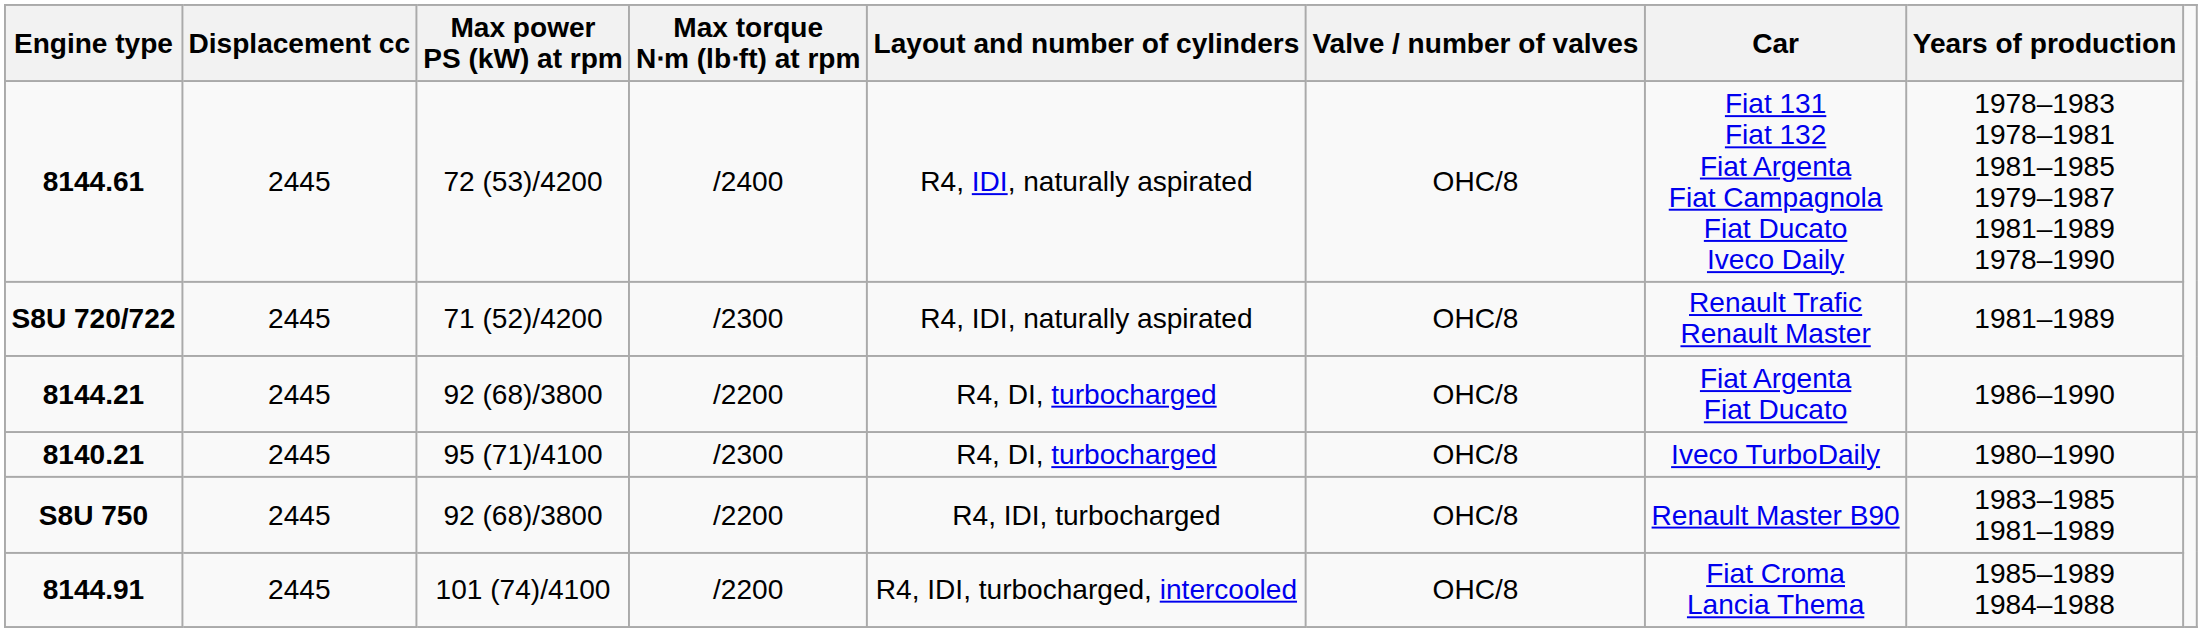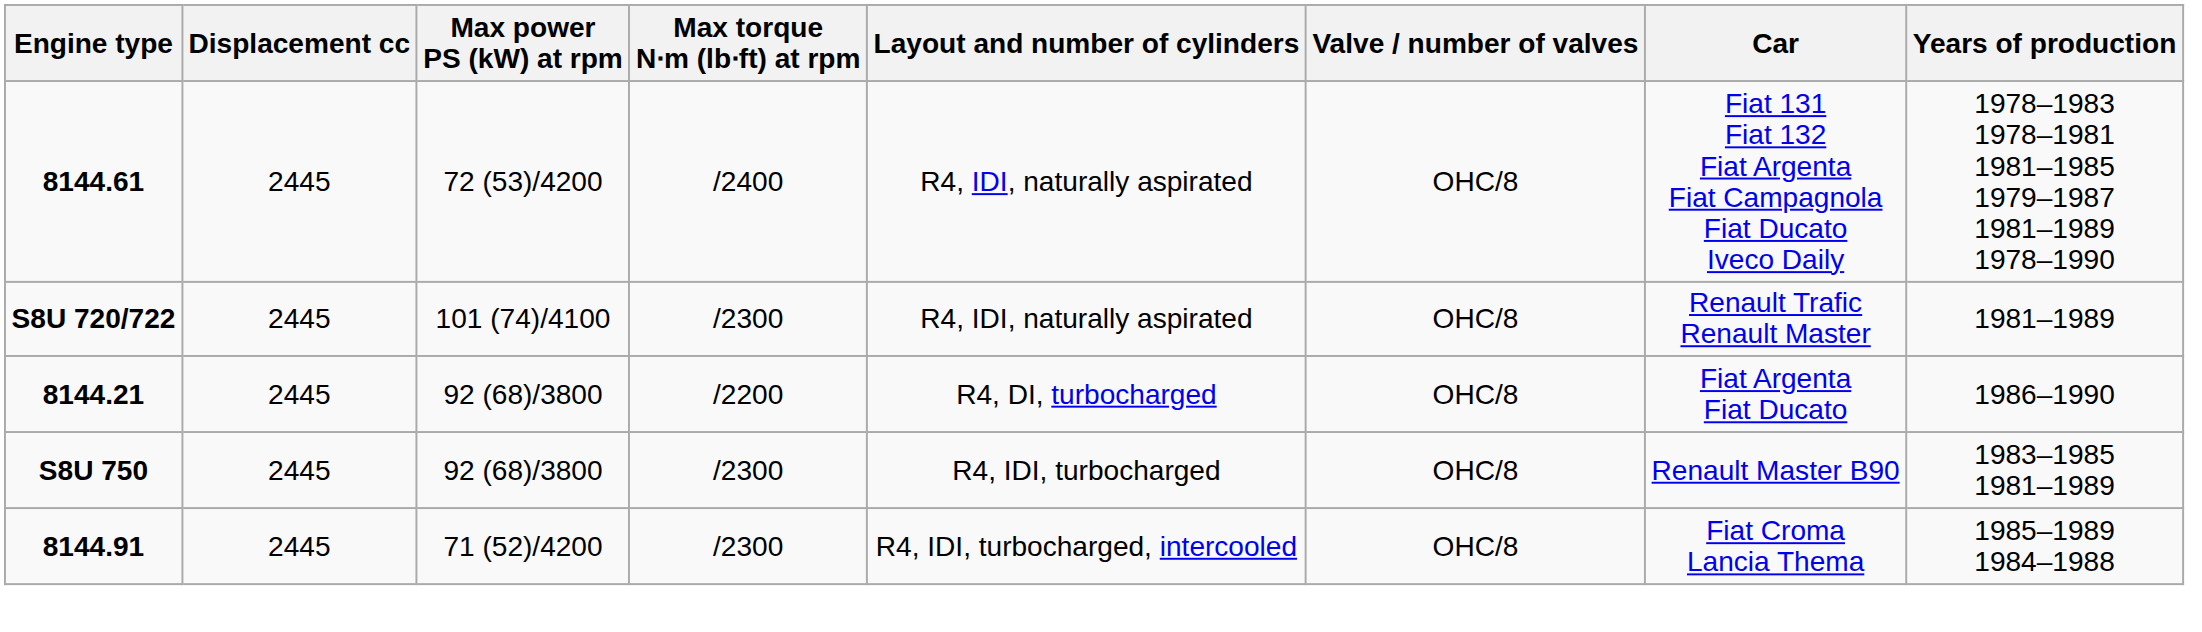(523, 319) 71 (52)/4200 -> (523, 319) 101 (74)/4100
- row: (93, 455)
(748, 515) /2200 -> (748, 470) /2300
(523, 590) 101 (74)/4100 -> (523, 546) 71 (52)/4200
(748, 590) /2200 -> (748, 546) /2300
